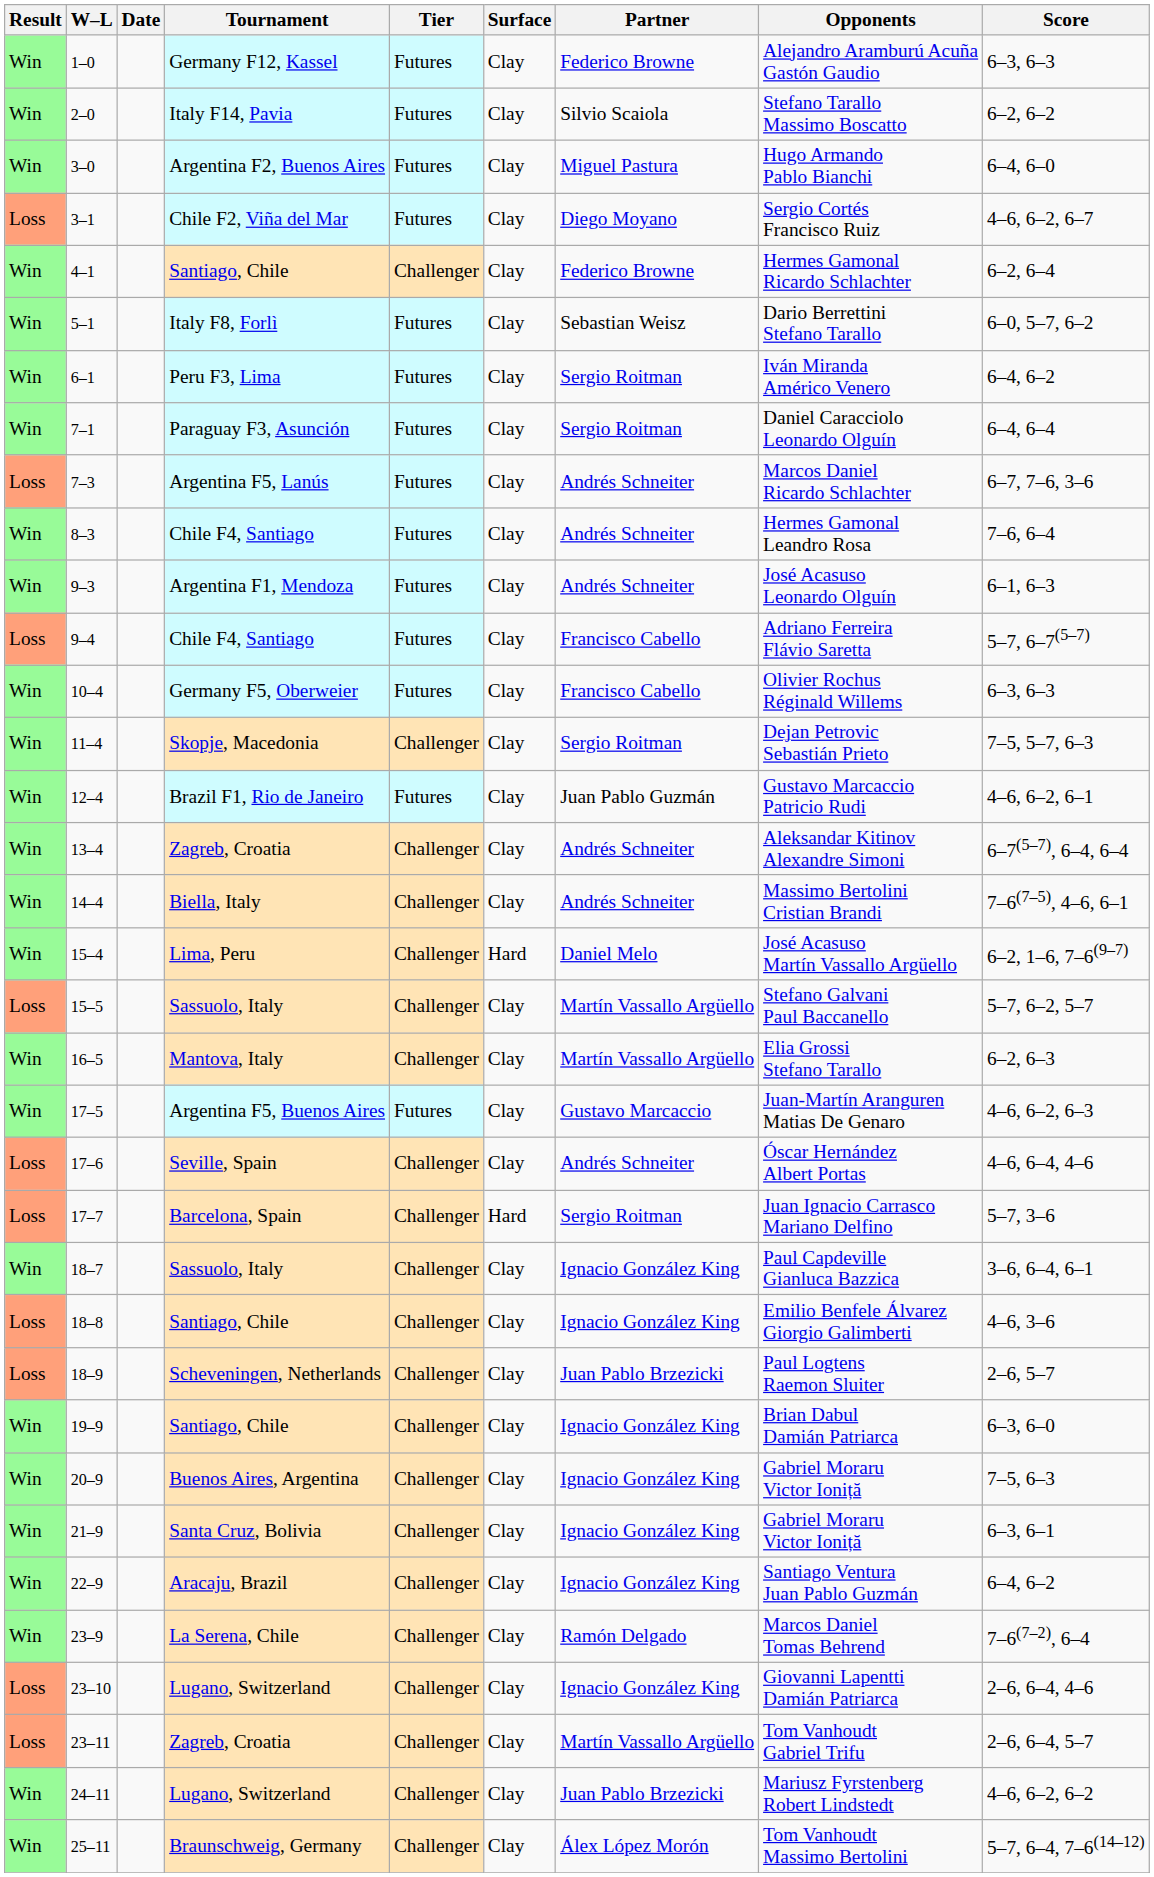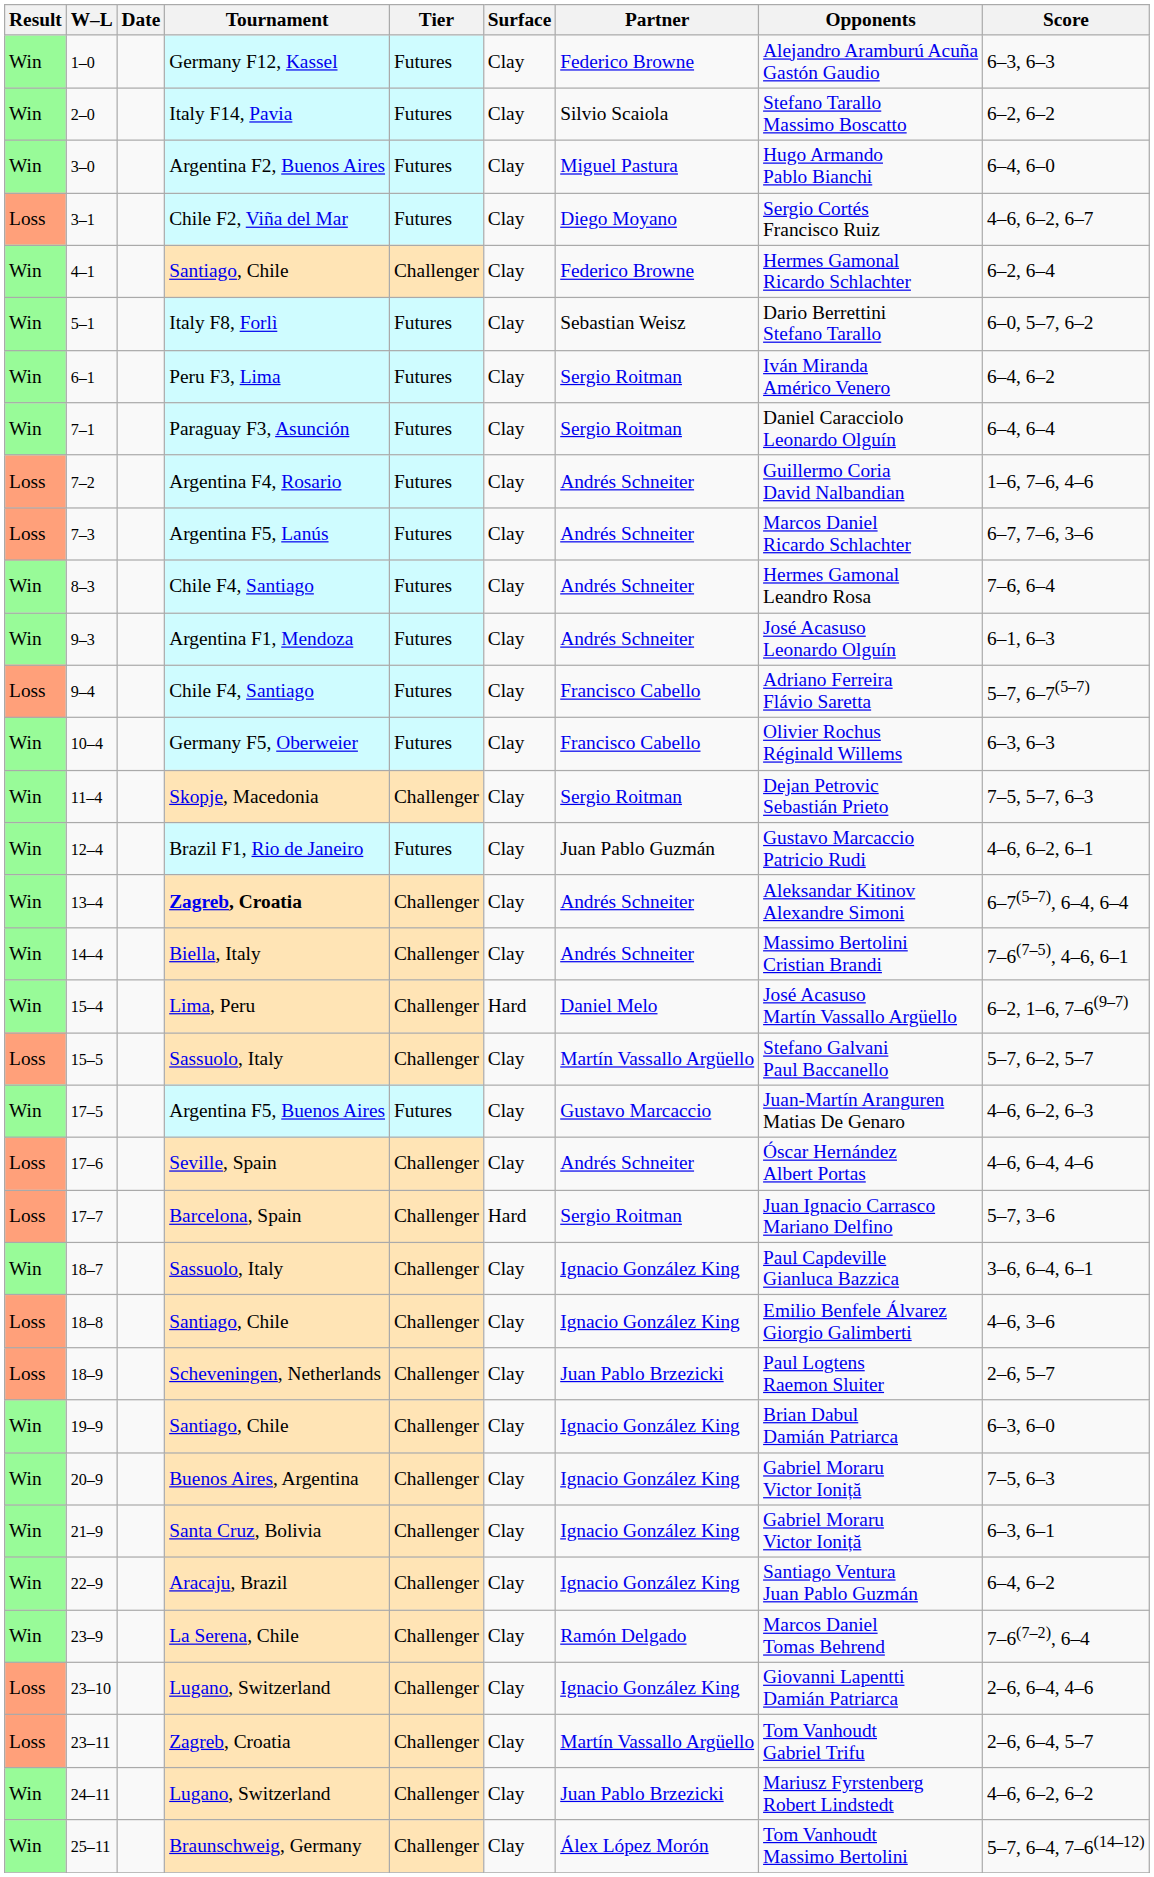+ row: (83, 482)
(230, 848) normal -> (236, 901) bold
- row: (87, 1059)
